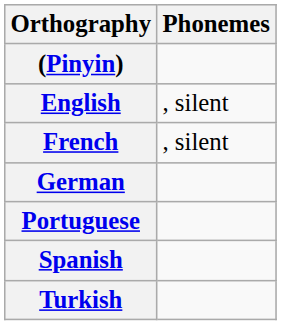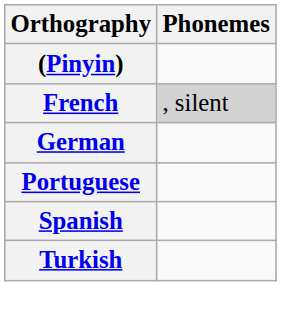- row: (81, 102)
(196, 142) no background -> (196, 102) lightgrey background
